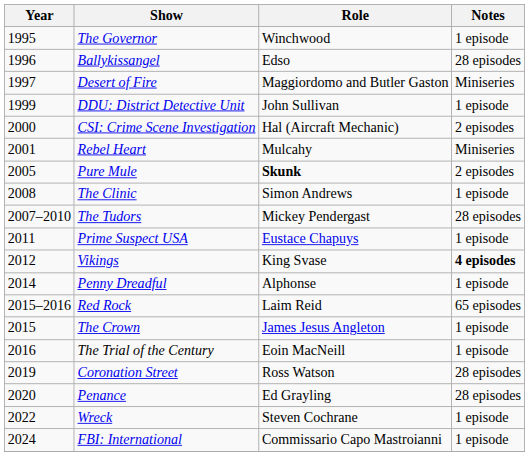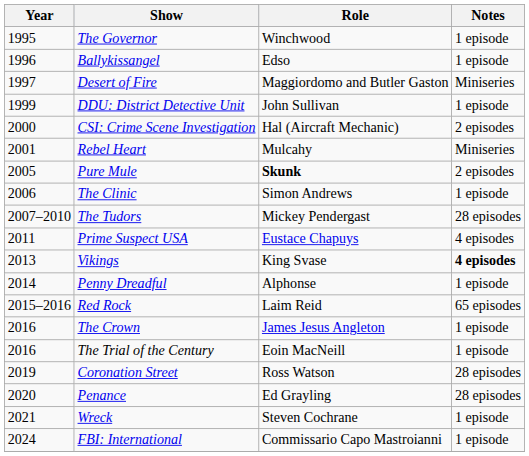(488, 60) 28 episodes -> (482, 60) 1 episode
(22, 194) 2008 -> (22, 194) 2006
(482, 238) 1 episode -> (484, 238) 4 episodes
(22, 261) 2012 -> (22, 261) 2013
(22, 328) 2015 -> (22, 328) 2016
(22, 417) 2022 -> (22, 417) 2021
